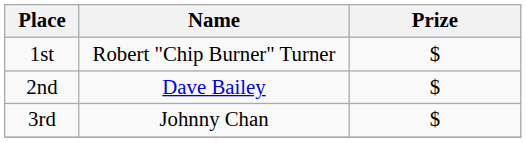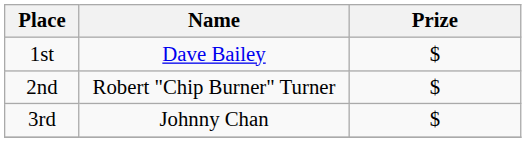(214, 53) Robert "Chip Burner" Turner -> (214, 53) Dave Bailey
(214, 86) Dave Bailey -> (214, 86) Robert "Chip Burner" Turner
